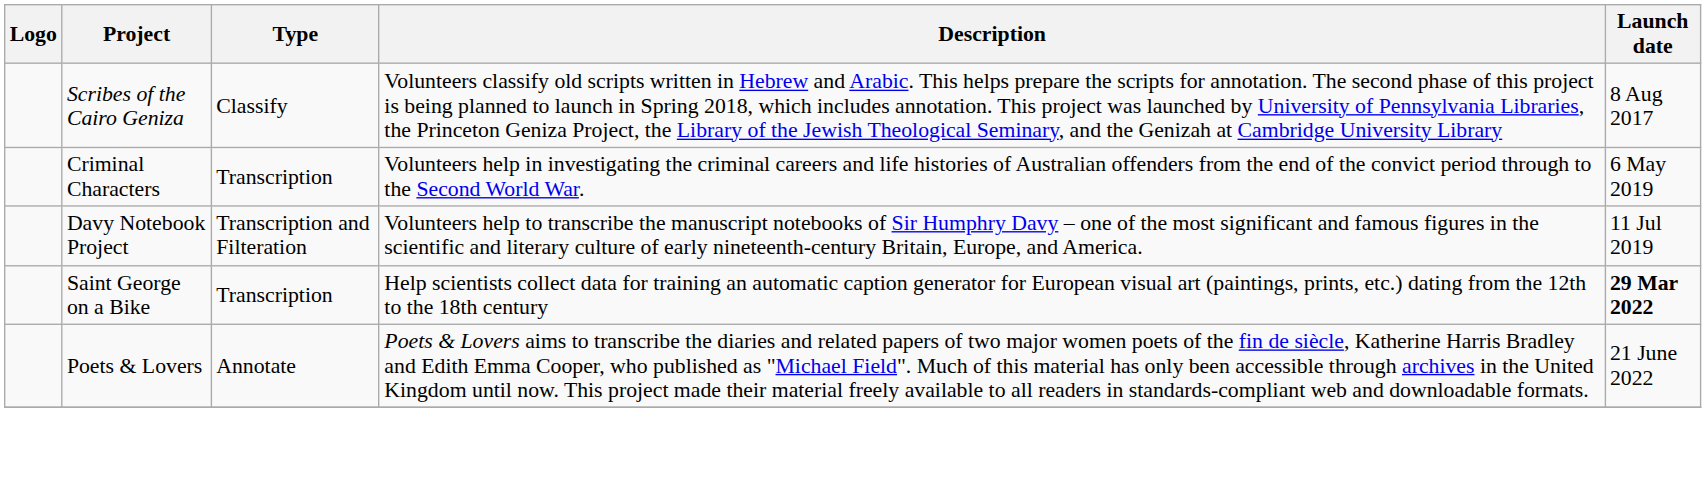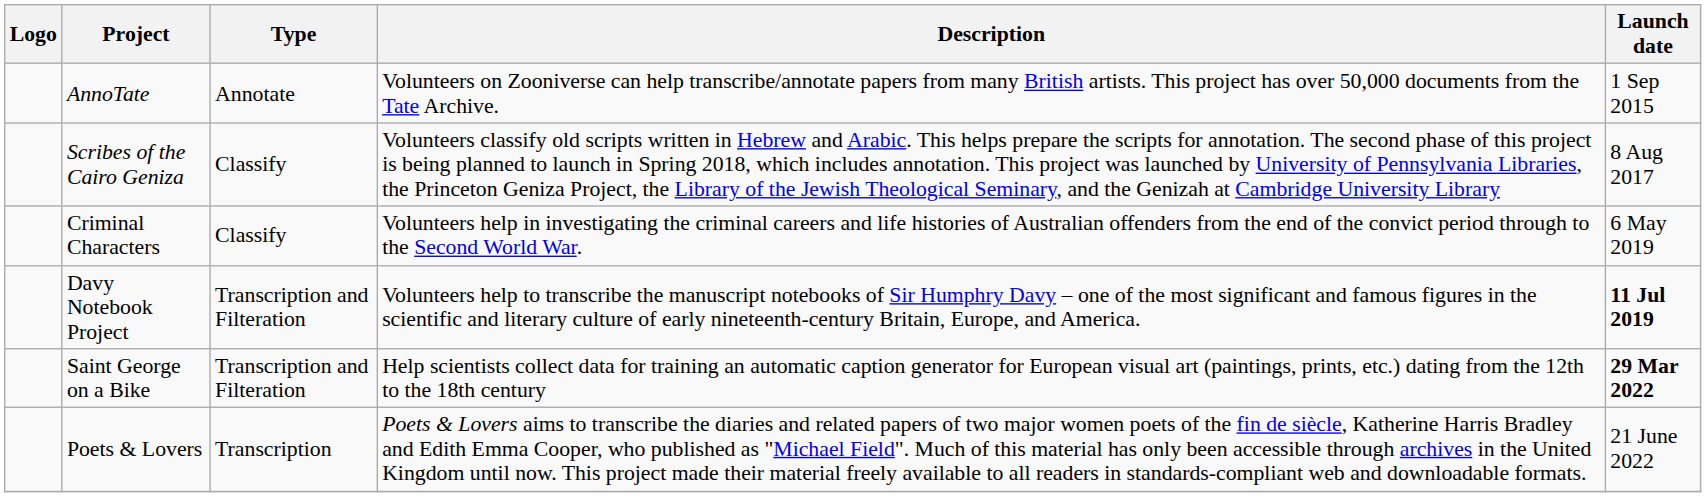+ row: (108, 92)
(274, 176) Transcription -> (251, 235) Classify
(1636, 235) normal -> (1638, 306) bold
(274, 294) Transcription -> (292, 377) Transcription and Filteration
(256, 365) Annotate -> (273, 449) Transcription
